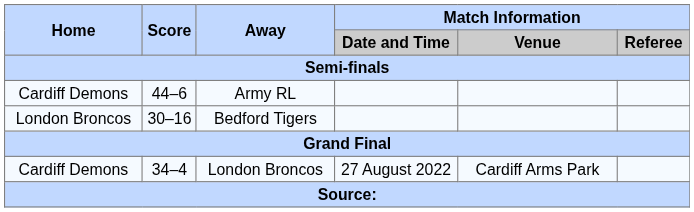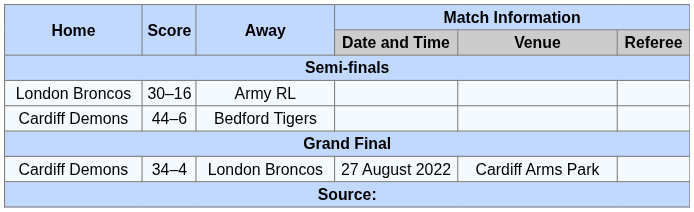(73, 93) Cardiff Demons -> (73, 93) London Broncos
(169, 93) 44–6 -> (169, 93) 30–16
(73, 118) London Broncos -> (73, 118) Cardiff Demons
(169, 118) 30–16 -> (169, 118) 44–6
